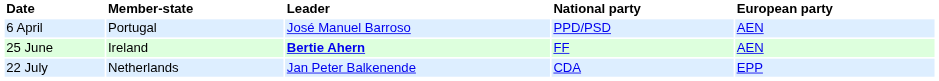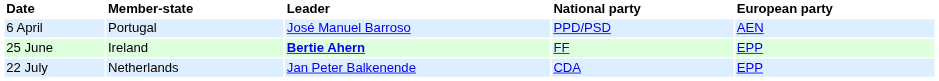(750, 48) AEN -> (750, 48) EPP
